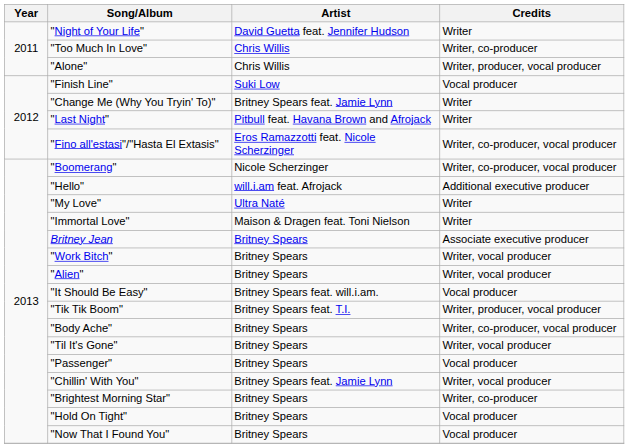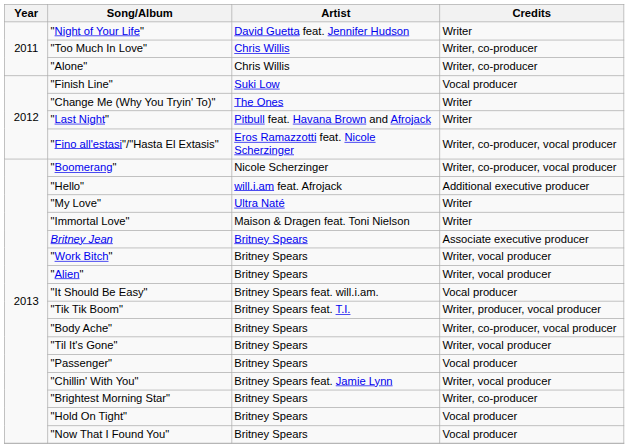(522, 66) Writer, producer, vocal producer -> (490, 66) Writer, co-producer
(313, 102) Britney Spears feat. Jamie Lynn -> (259, 102) The Ones
